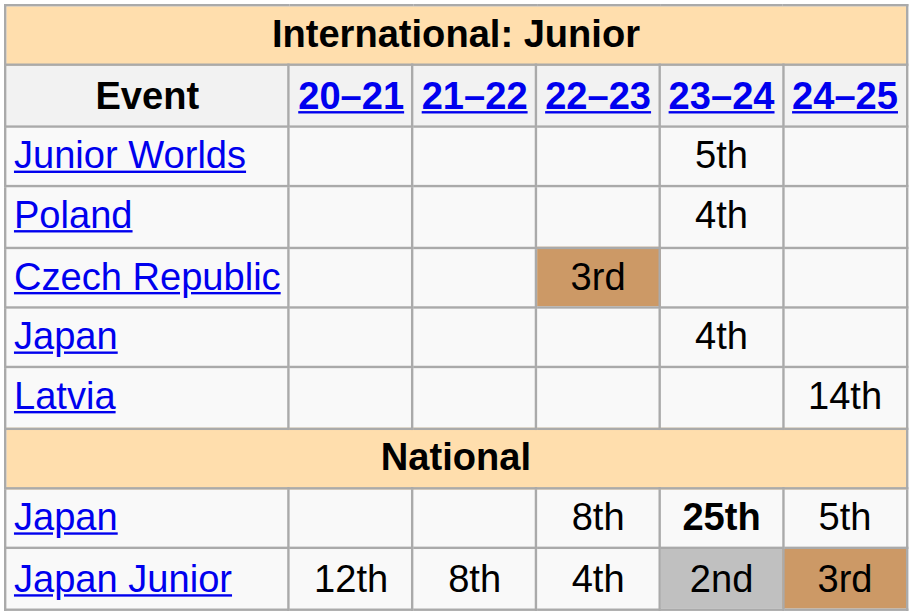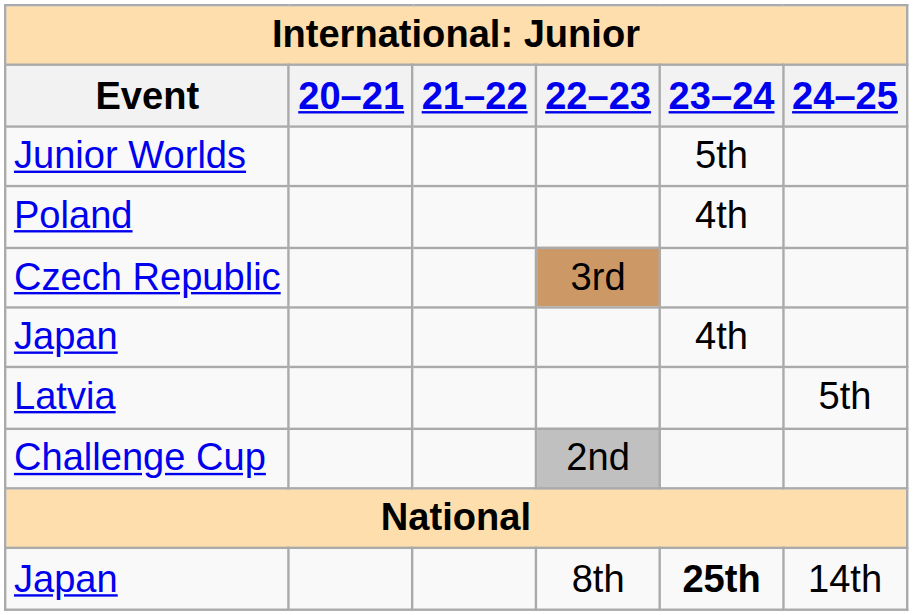(845, 397) 14th -> (845, 397) 5th
+ row: (140, 457)
(845, 517) 5th -> (845, 578) 14th
- row: (123, 578)
